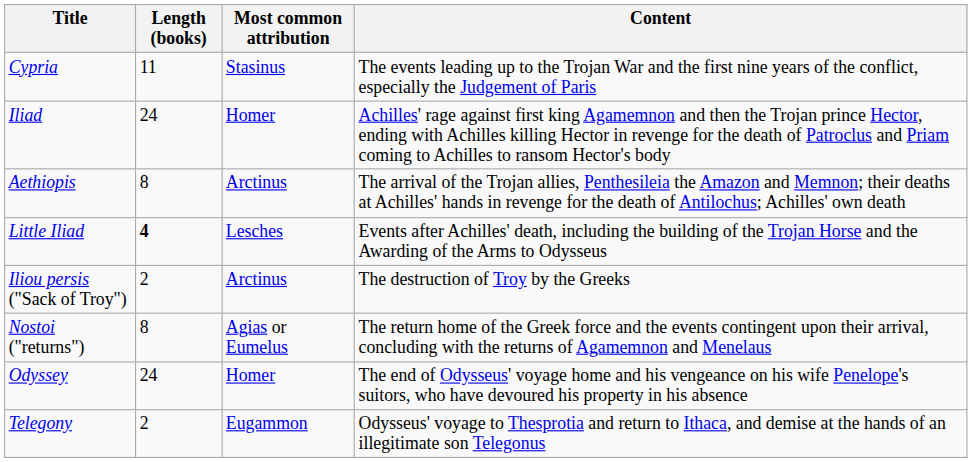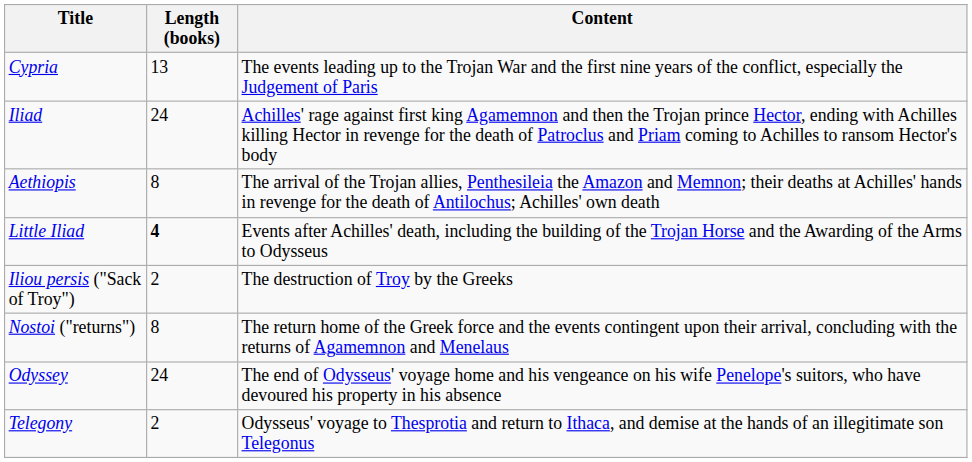- column: (288, 28)
(148, 66) 11 -> (159, 66) 13
